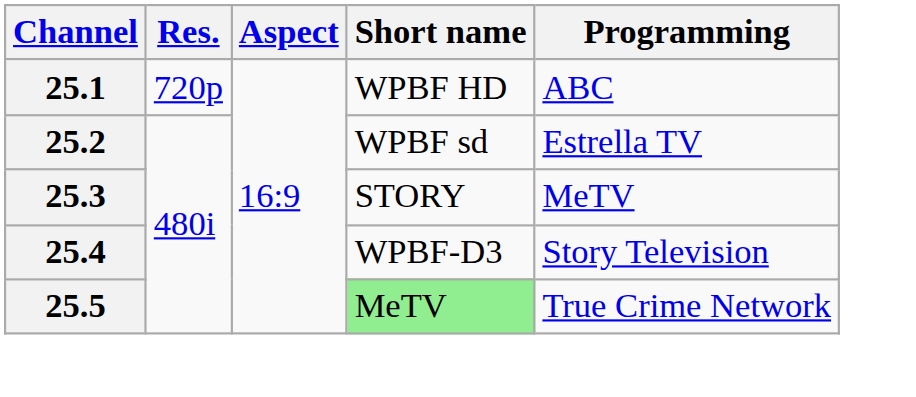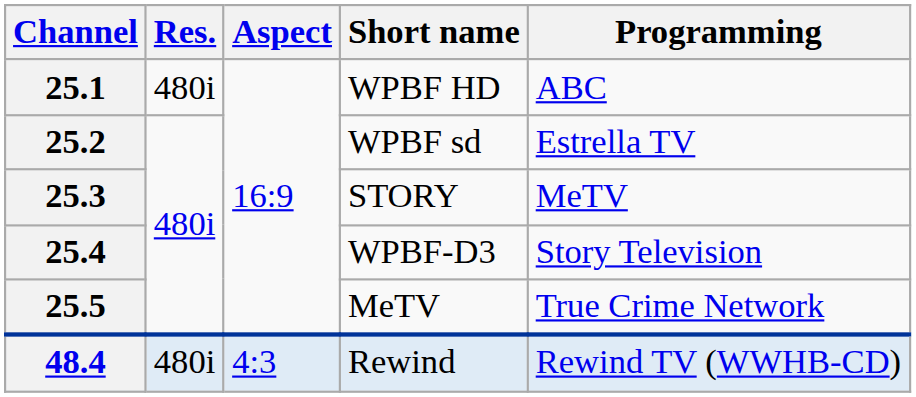(188, 86) 720p -> (185, 86) 480i
(401, 305) lightgreen background -> (394, 305) no background
+ row: (75, 362)
